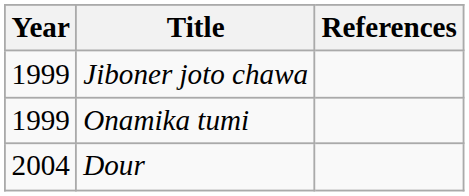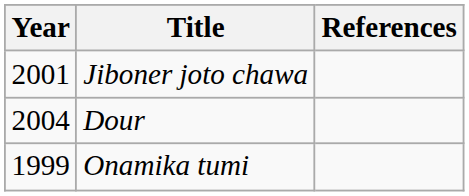(41, 73) 1999 -> (41, 73) 2001
rows swapped: (166, 119) <-> (114, 166)
